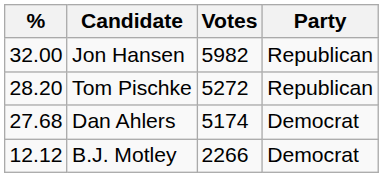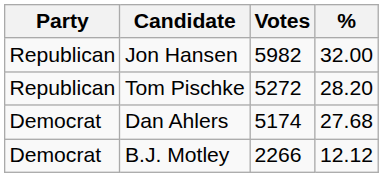columns swapped: (320, 21) <-> (36, 21)
